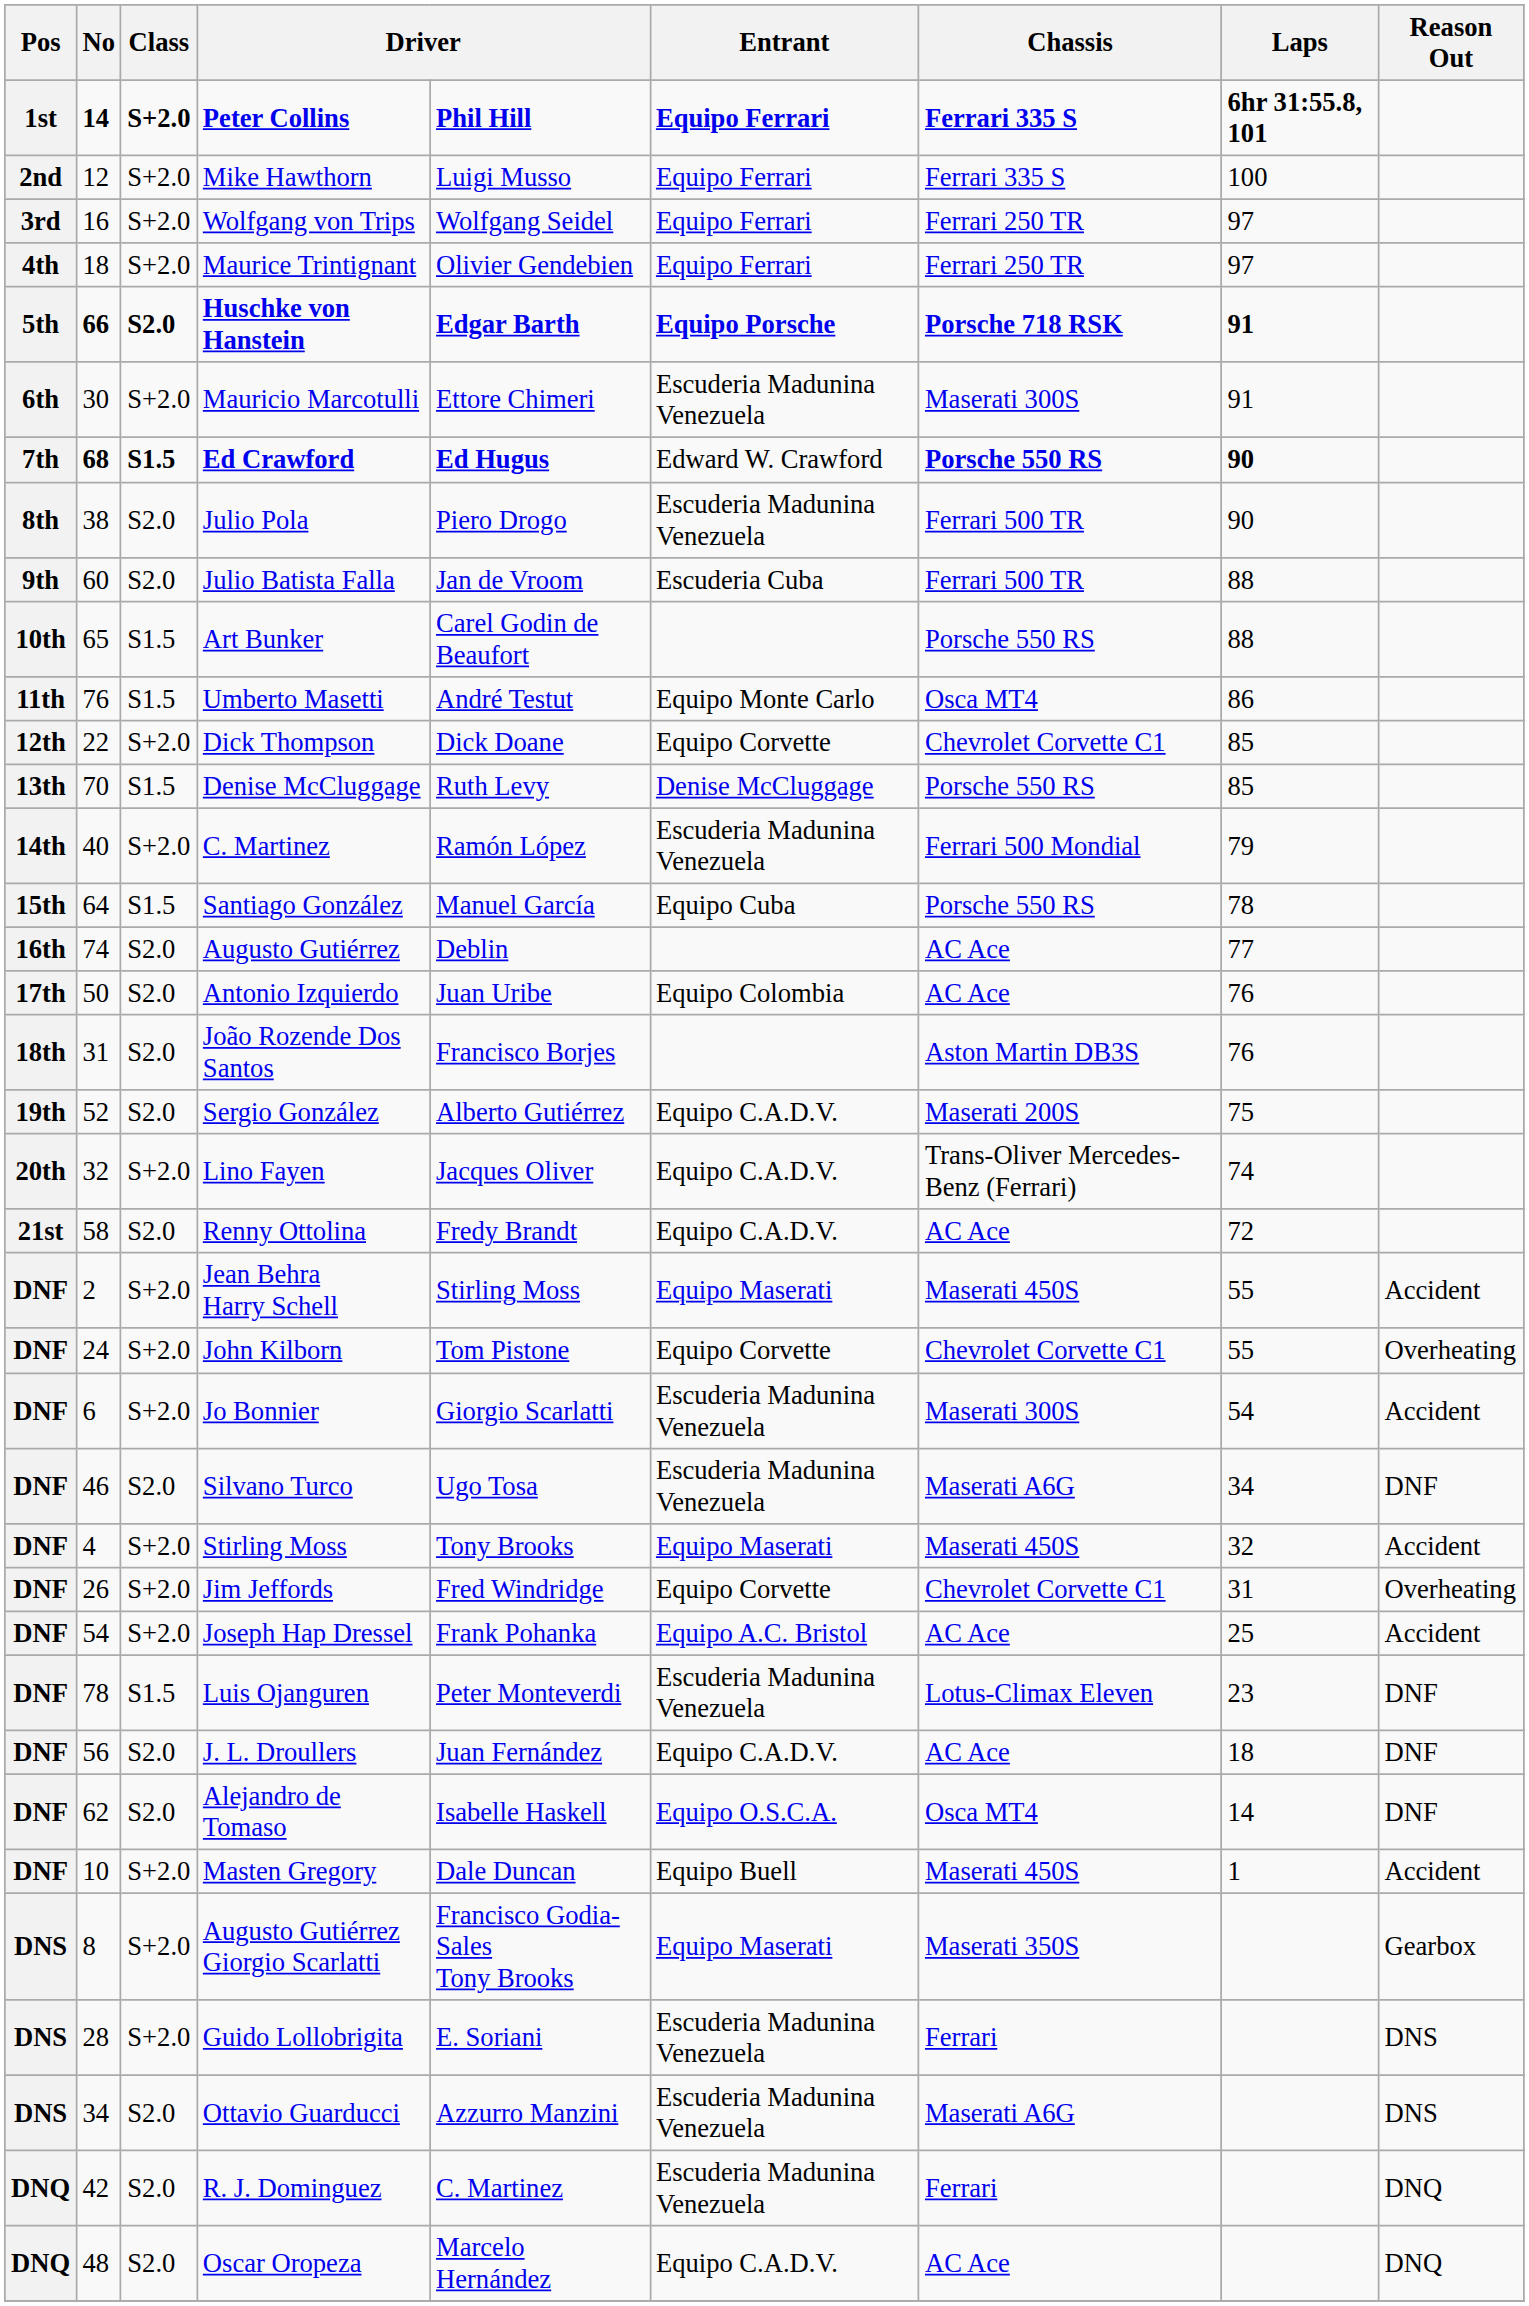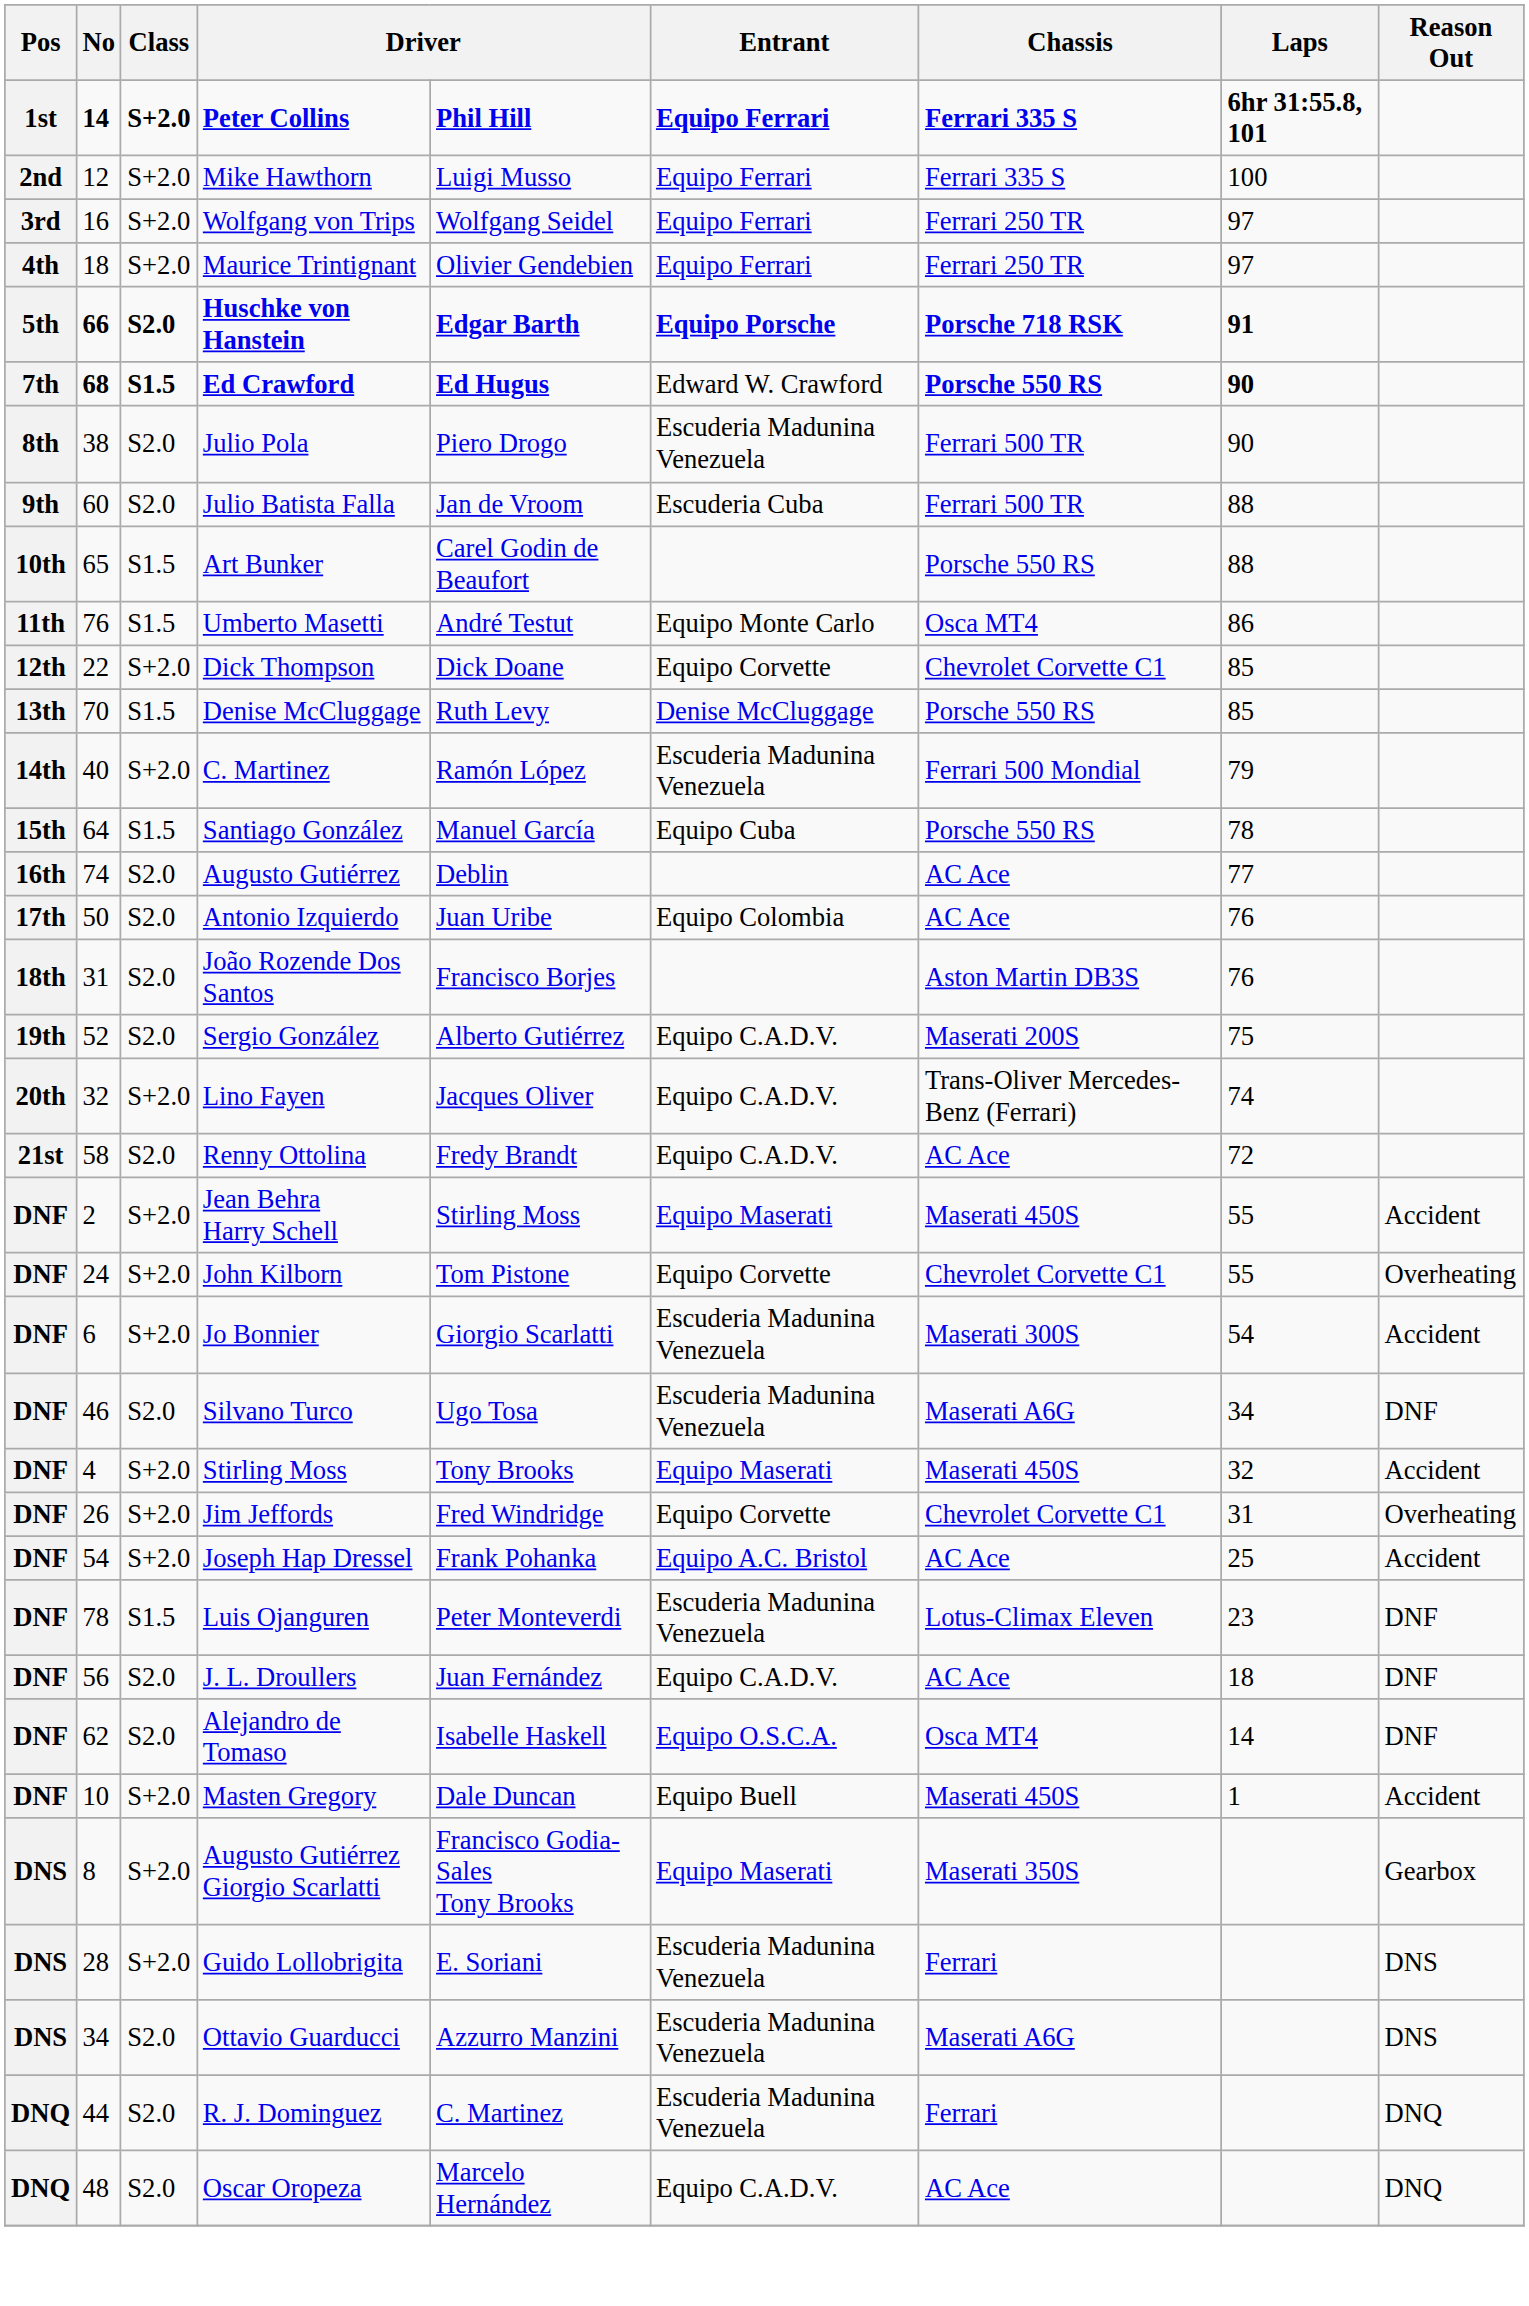- row: (311, 400)
(96, 2188) 42 -> (96, 2112) 44
